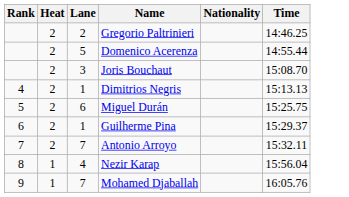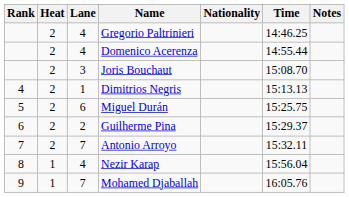+ column: (327, 13)
(83, 32) 2 -> (83, 32) 4
(83, 51) 5 -> (83, 51) 4
(83, 126) 1 -> (83, 126) 2
